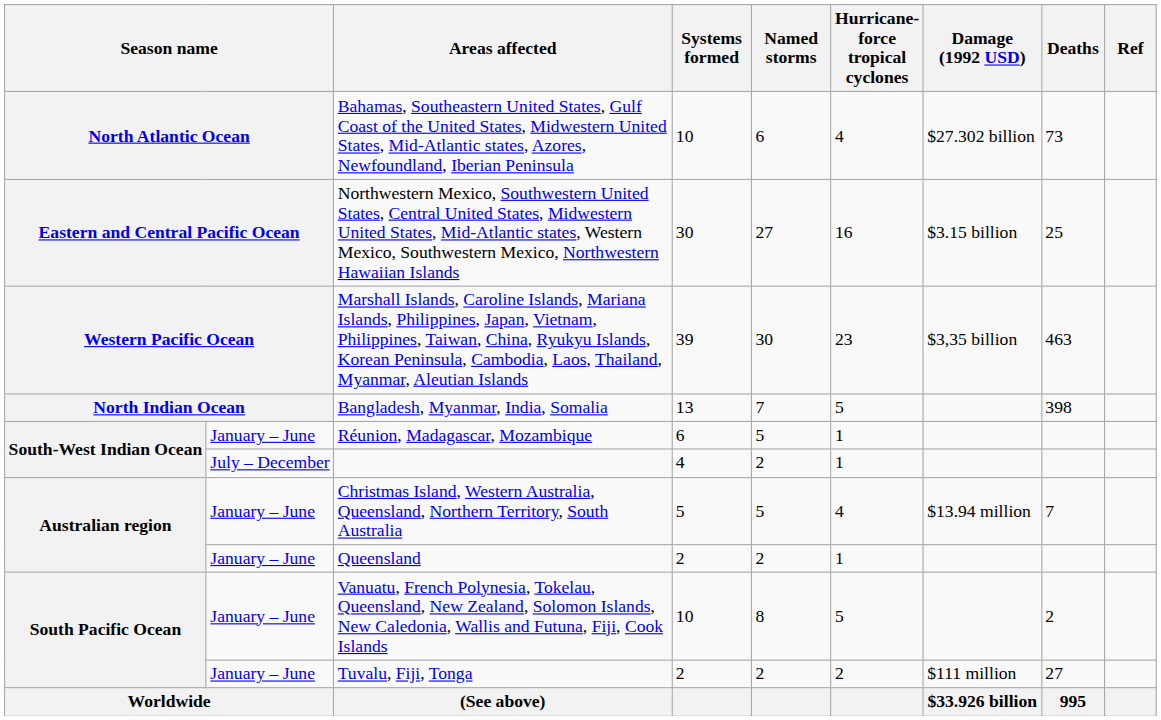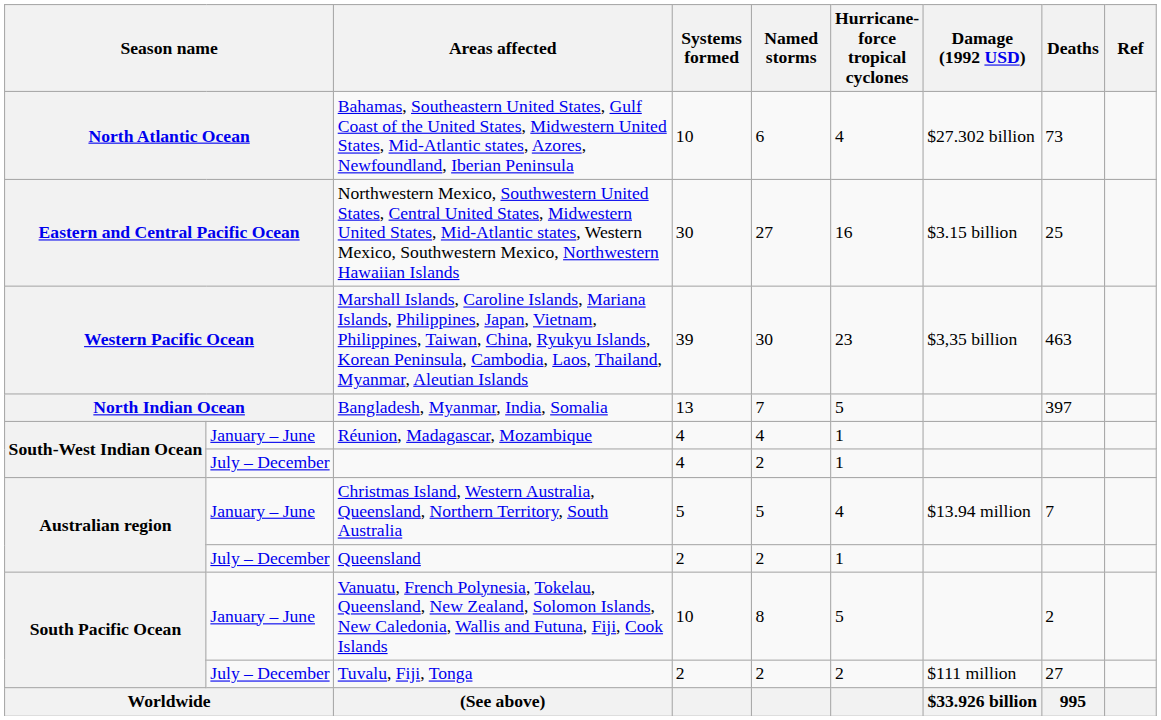(1059, 407) 398 -> (1059, 407) 397
(680, 435) 6 -> (680, 435) 4
(760, 435) 5 -> (760, 435) 4
(263, 558) January – June -> (270, 558) July – December
(263, 673) January – June -> (270, 673) July – December
